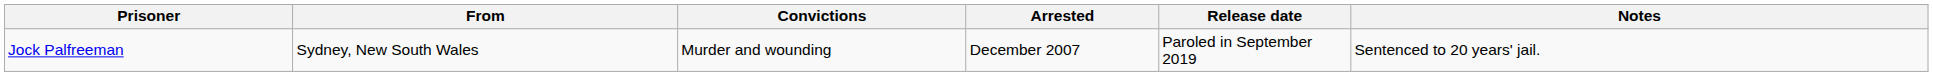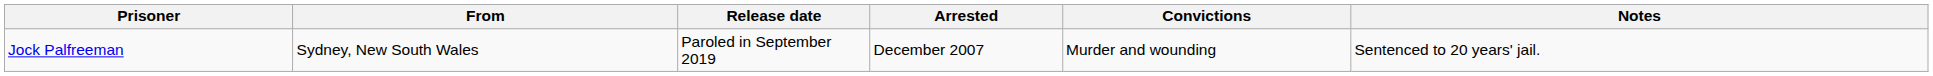columns swapped: (822, 16) <-> (1255, 16)
